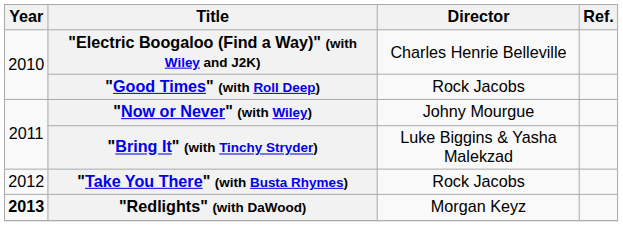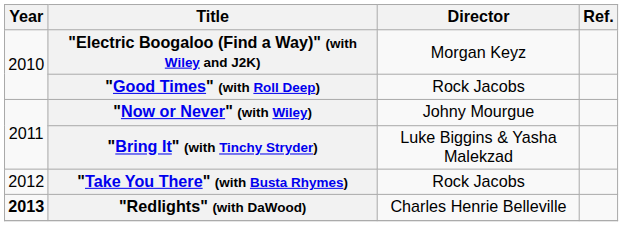(478, 52) Charles Henrie Belleville -> (478, 52) Morgan Keyz
(478, 207) Morgan Keyz -> (478, 207) Charles Henrie Belleville
